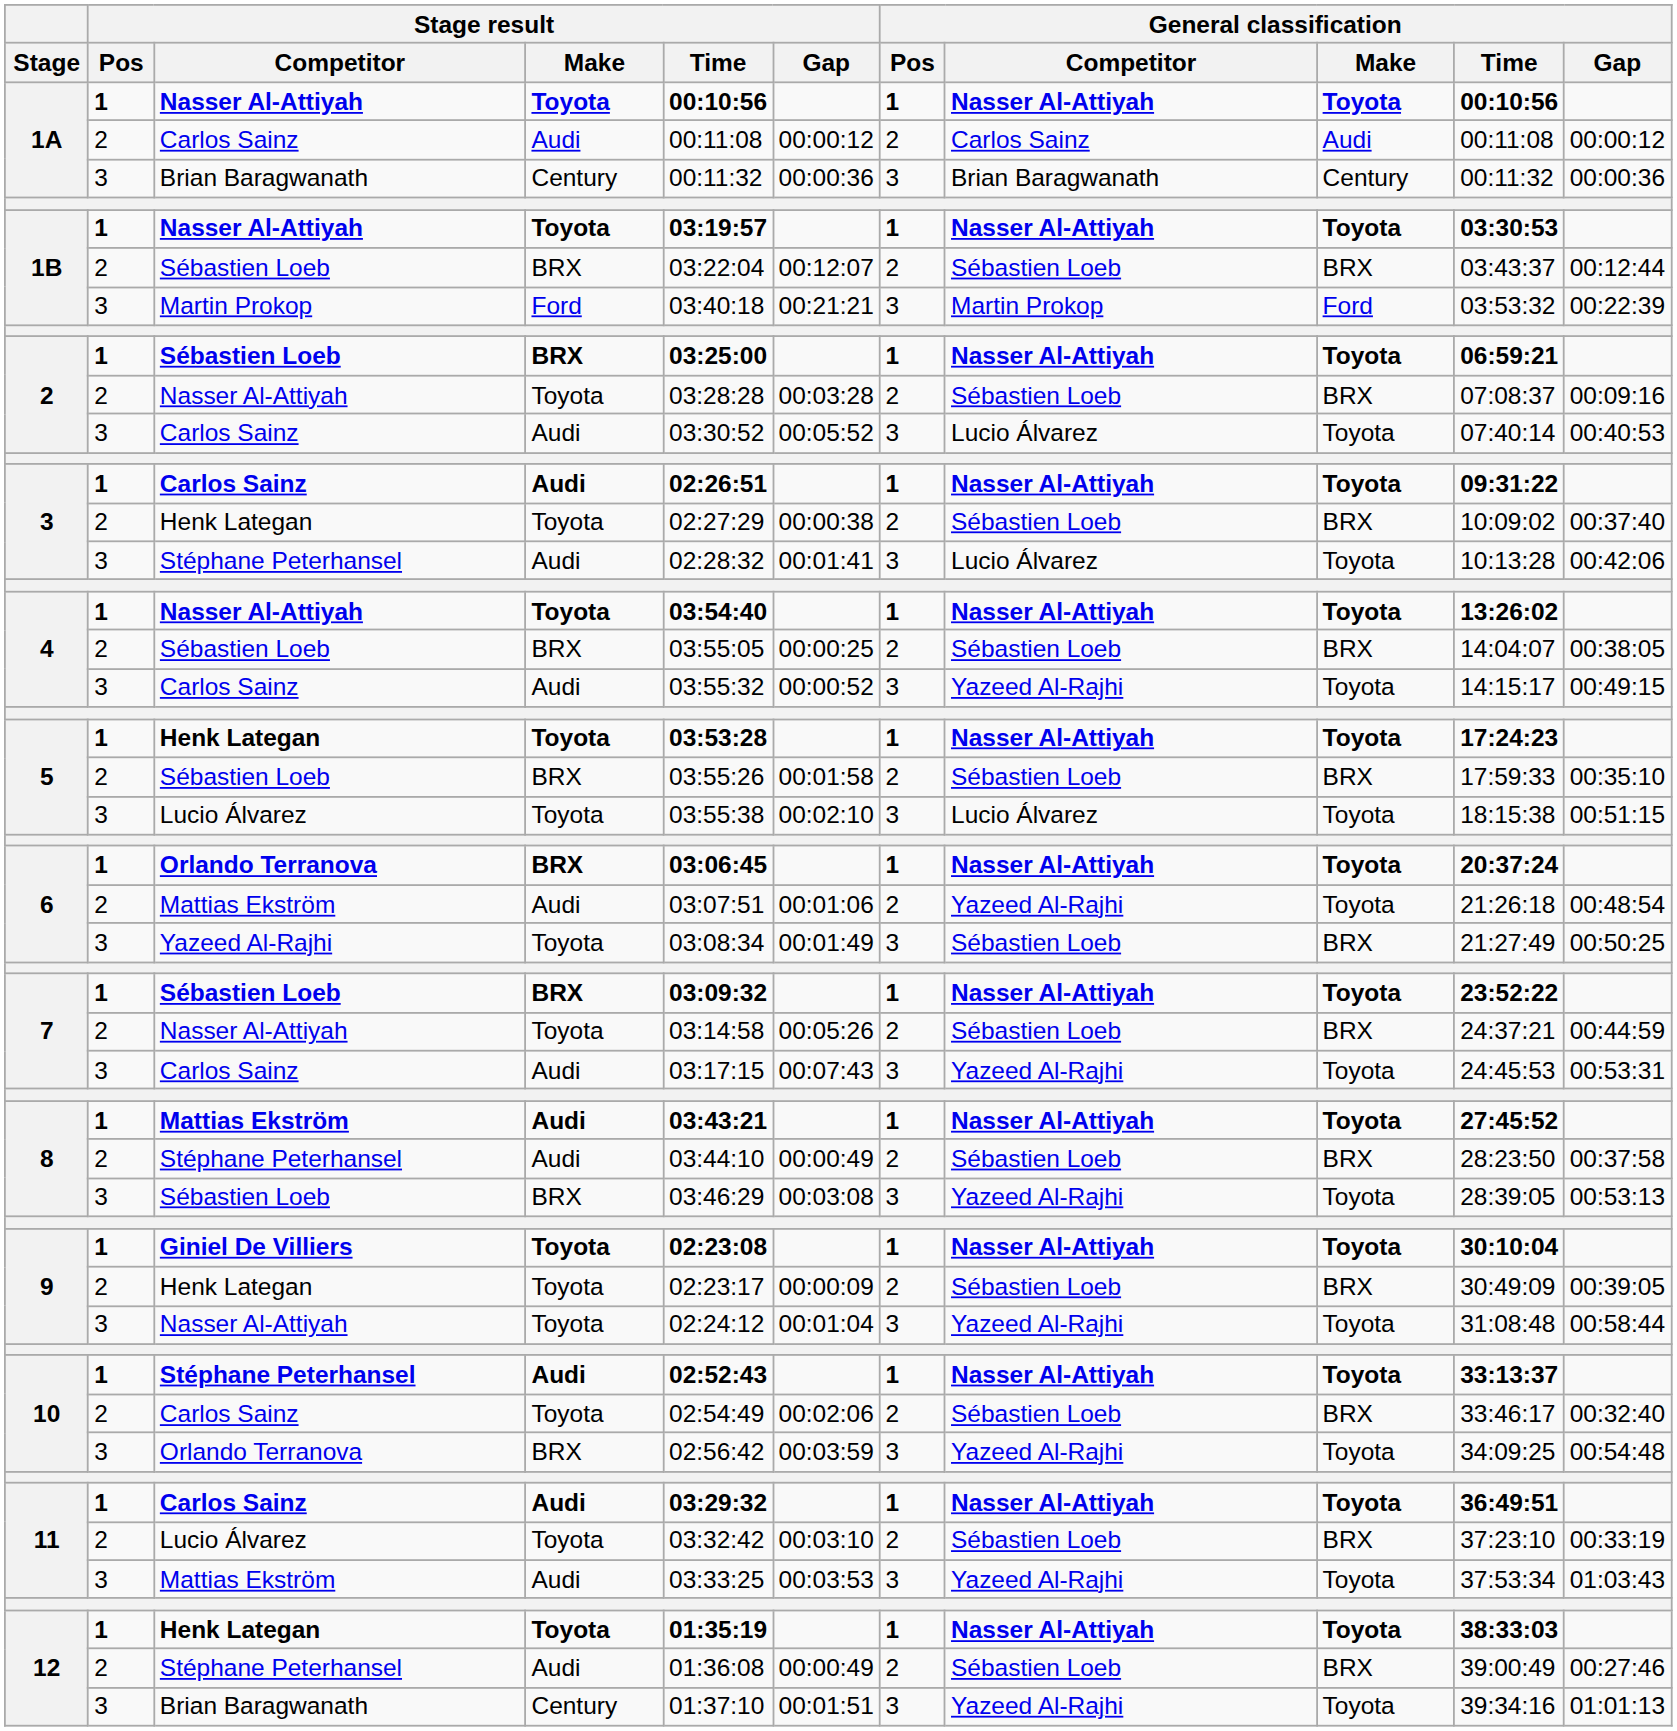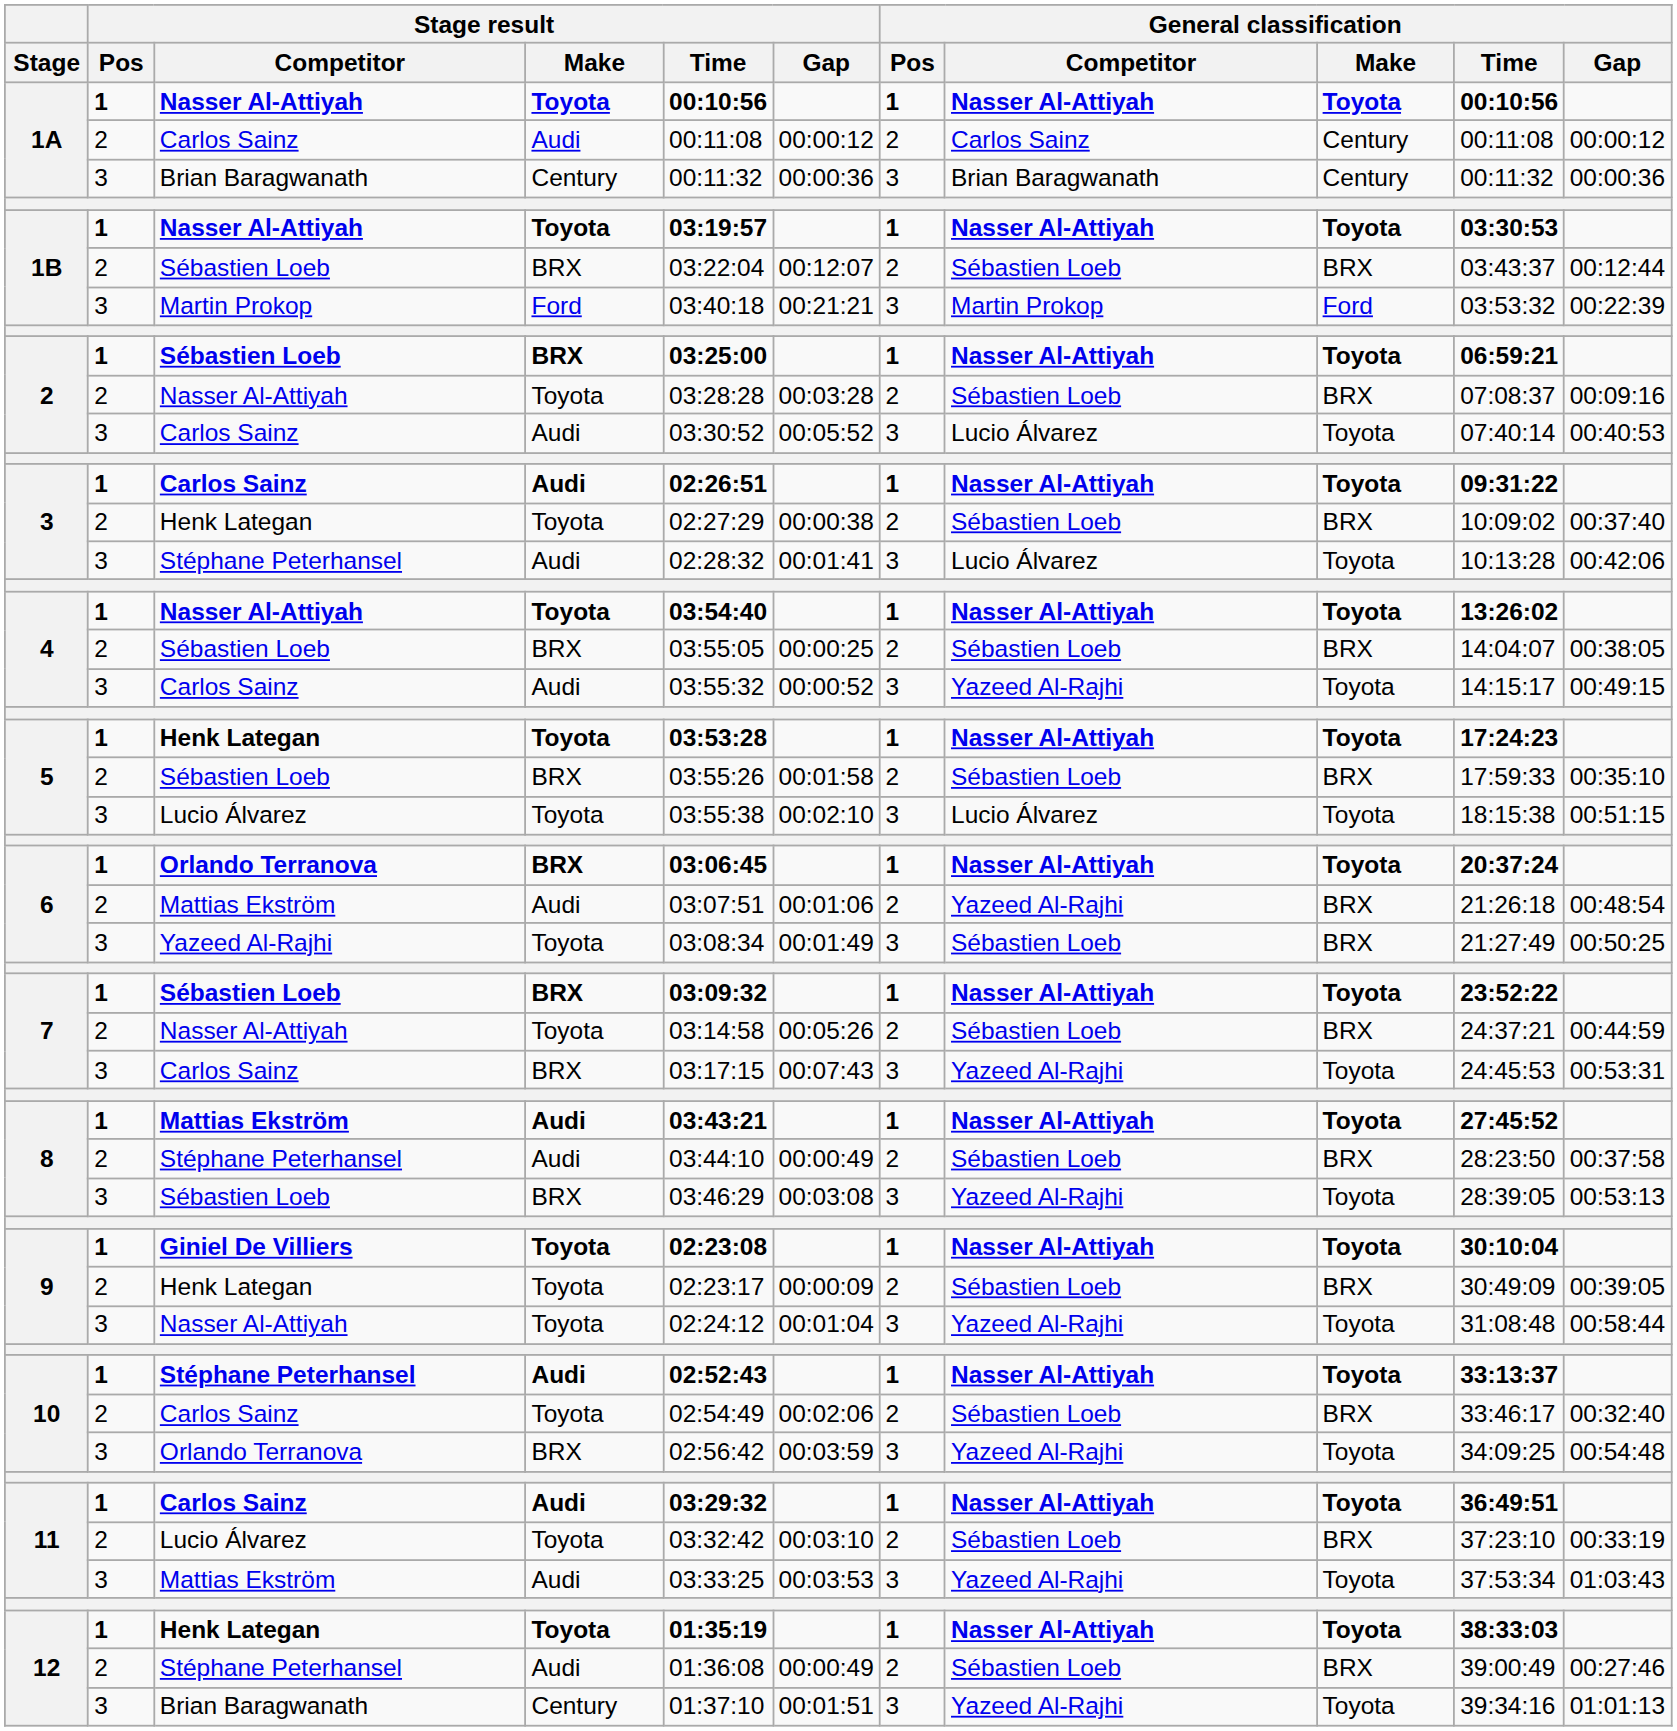(1347, 140) Audi -> (1365, 140) Century
(1359, 904) Toyota -> (1348, 904) BRX
(556, 1070) Audi -> (557, 1070) BRX
